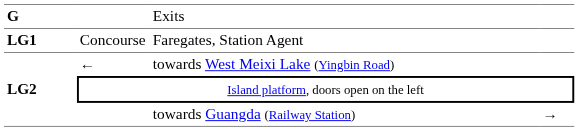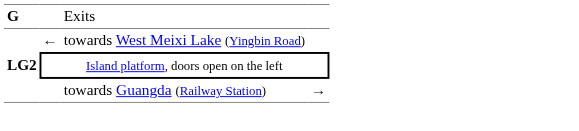- row: (113, 40)
